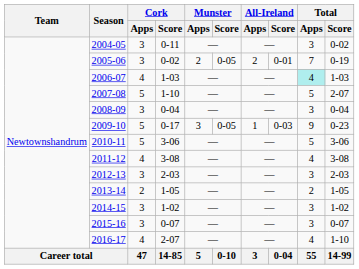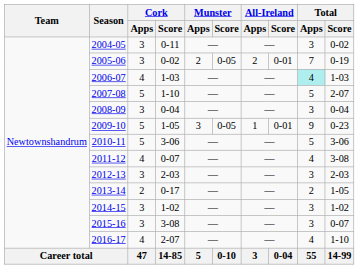(170, 126) 0-17 -> (170, 126) 1-05
(283, 126) 0-03 -> (283, 126) 0-01
(170, 158) 3-08 -> (170, 158) 0-07
(170, 191) 1-05 -> (170, 191) 0-17
(170, 223) 0-07 -> (170, 223) 3-08
